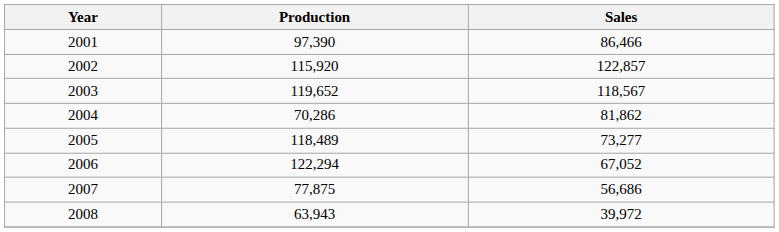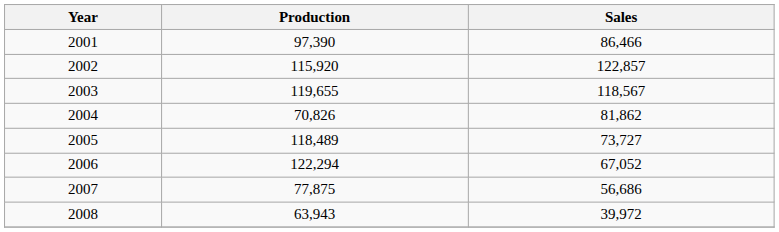(315, 91) 119,652 -> (315, 91) 119,655
(315, 116) 70,286 -> (315, 116) 70,826
(621, 140) 73,277 -> (621, 140) 73,727
